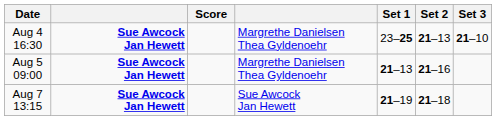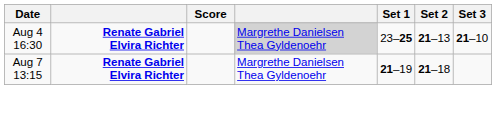(151, 38) Sue Awcock Jan Hewett -> (143, 38) Renate Gabriel Elvira Richter
(291, 38) no background -> (291, 38) lightgrey background
- row: (28, 69)
(151, 100) Sue Awcock Jan Hewett -> (143, 69) Renate Gabriel Elvira Richter
(269, 100) Sue Awcock Jan Hewett -> (291, 69) Margrethe Danielsen Thea Gyldenoehr
